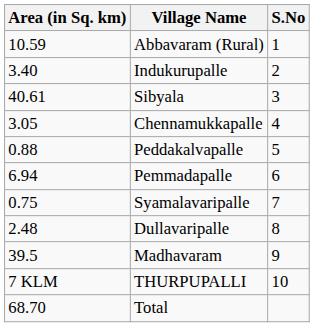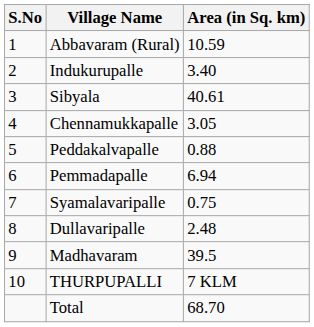columns swapped: (288, 17) <-> (67, 17)
